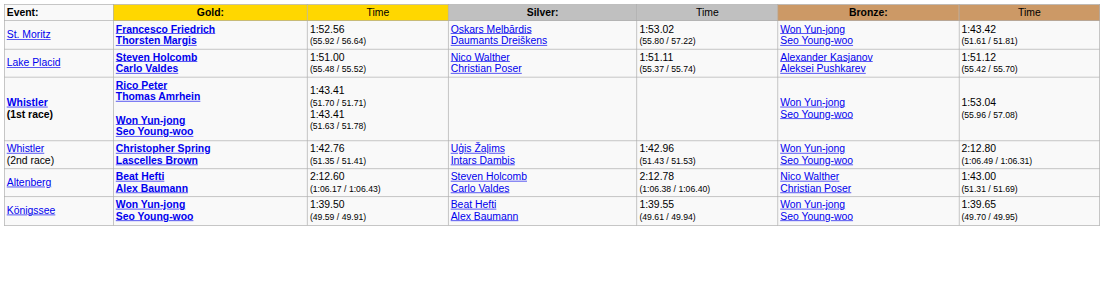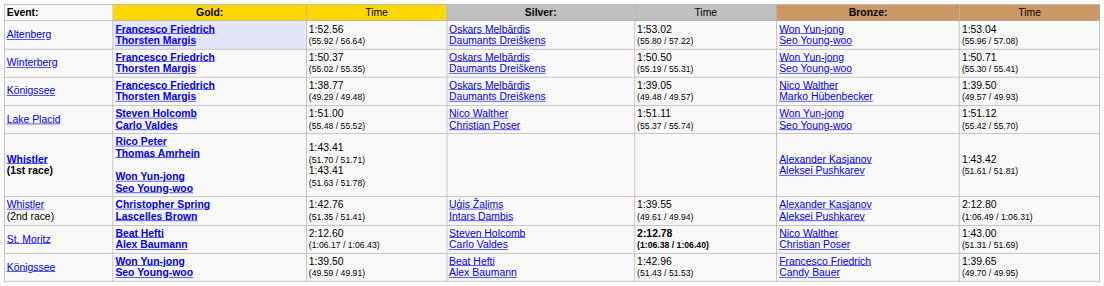(29, 35) St. Moritz -> (29, 35) Altenberg
(165, 35) no background -> (165, 35) lavender background
(990, 35) 1:43.42 (51.61 / 51.81) -> (990, 35) 1:53.04 (55.96 / 57.08)
+ row: (337, 63)
+ row: (337, 91)
(826, 63) Alexander Kasjanov Aleksei Pushkarev -> (816, 119) Won Yun-jong Seo Young-woo
(817, 109) Won Yun-jong Seo Young-woo -> (825, 165) Alexander Kasjanov Aleksei Pushkarev
(990, 109) 1:53.04 (55.96 / 57.08) -> (990, 165) 1:43.42 (51.61 / 51.81)
(668, 154) 1:42.96 (51.43 / 51.53) -> (665, 211) 1:39.55 (49.61 / 49.94)
(817, 154) Won Yun-jong Seo Young-woo -> (825, 211) Alexander Kasjanov Aleksei Pushkarev
(29, 182) Altenberg -> (29, 239) St. Moritz
(675, 182) normal -> (673, 239) bold
(668, 211) 1:39.55 (49.61 / 49.94) -> (665, 267) 1:42.96 (51.43 / 51.53)
(817, 211) Won Yun-jong Seo Young-woo -> (825, 267) Francesco Friedrich Candy Bauer
